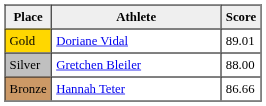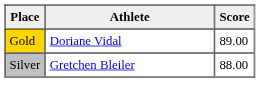(240, 40) 89.01 -> (234, 40) 89.00
- row: (28, 88)
